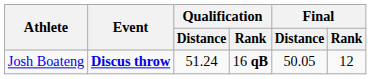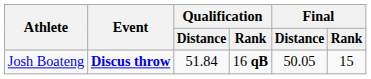(202, 62) 51.24 -> (202, 62) 51.84
(346, 62) 12 -> (346, 62) 15
